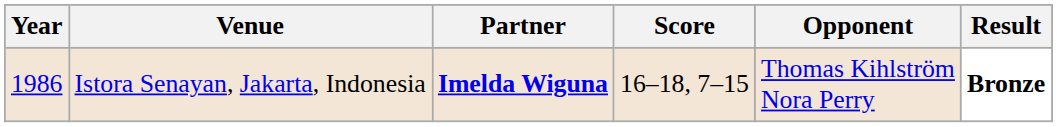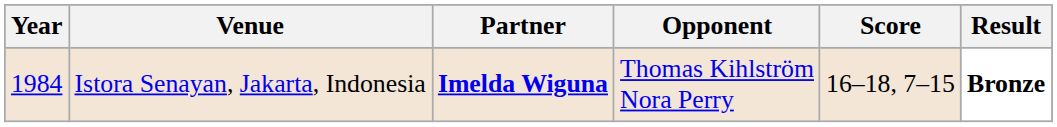columns swapped: (858, 26) <-> (684, 26)
(37, 83) 1986 -> (37, 83) 1984
